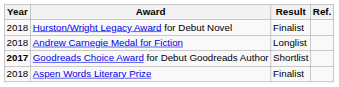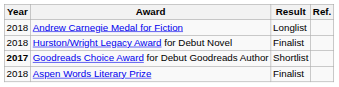rows swapped: (132, 27) <-> (108, 43)
